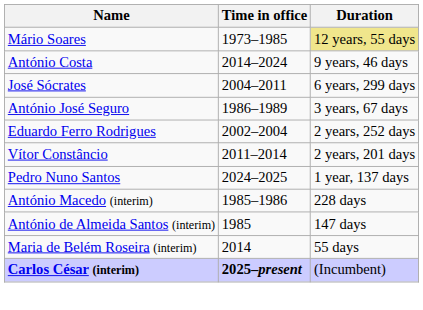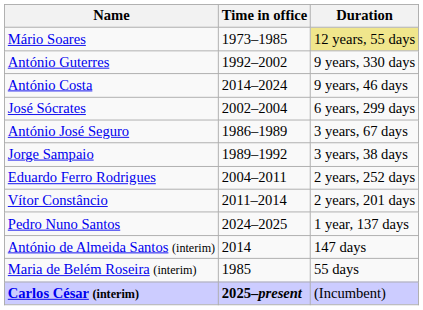+ row: (59, 62)
(254, 85) 2004–2011 -> (255, 108) 2002–2004
+ row: (51, 154)
(255, 131) 2002–2004 -> (254, 177) 2004–2011
- row: (80, 200)
(236, 223) 1985 -> (236, 246) 2014
(236, 246) 2014 -> (236, 270) 1985
